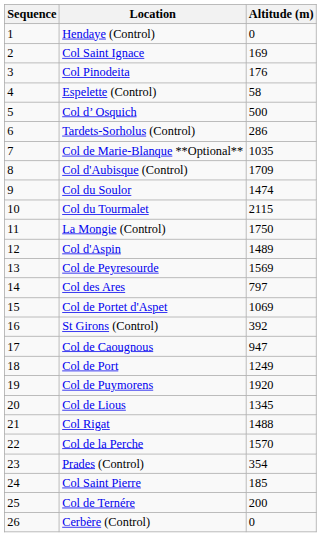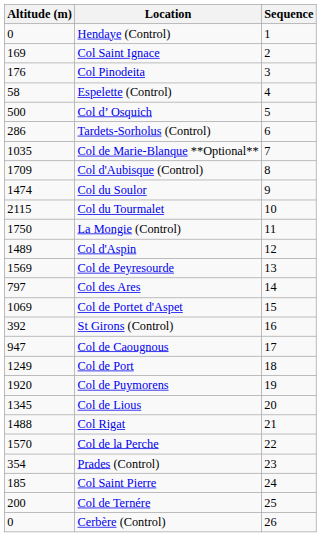columns swapped: (32, 14) <-> (281, 14)
